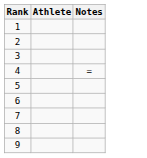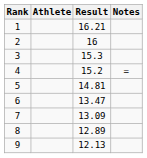+ column: (92, 12)
